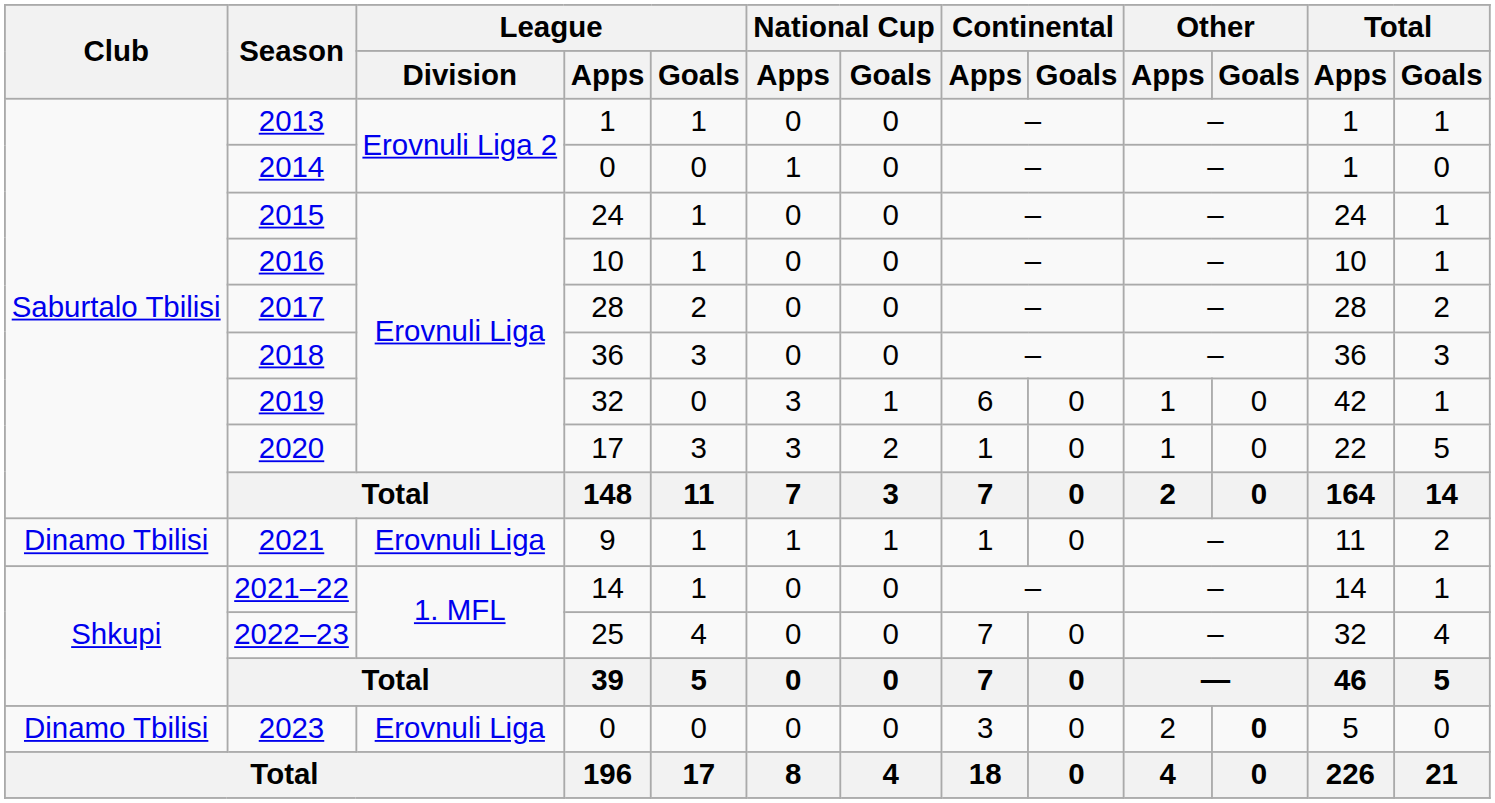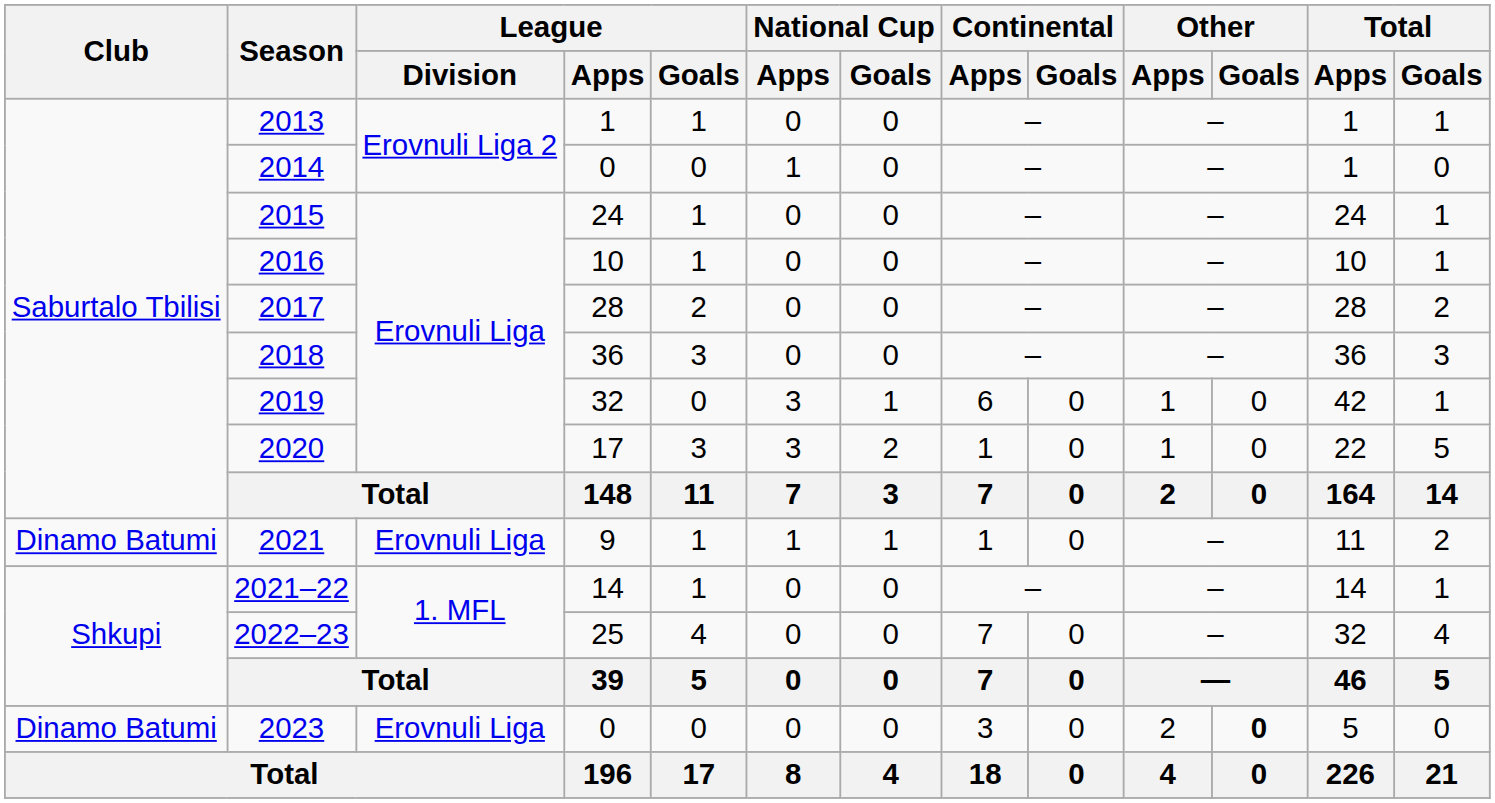(116, 541) Dinamo Tbilisi -> (116, 541) Dinamo Batumi
(116, 728) Dinamo Tbilisi -> (116, 728) Dinamo Batumi
